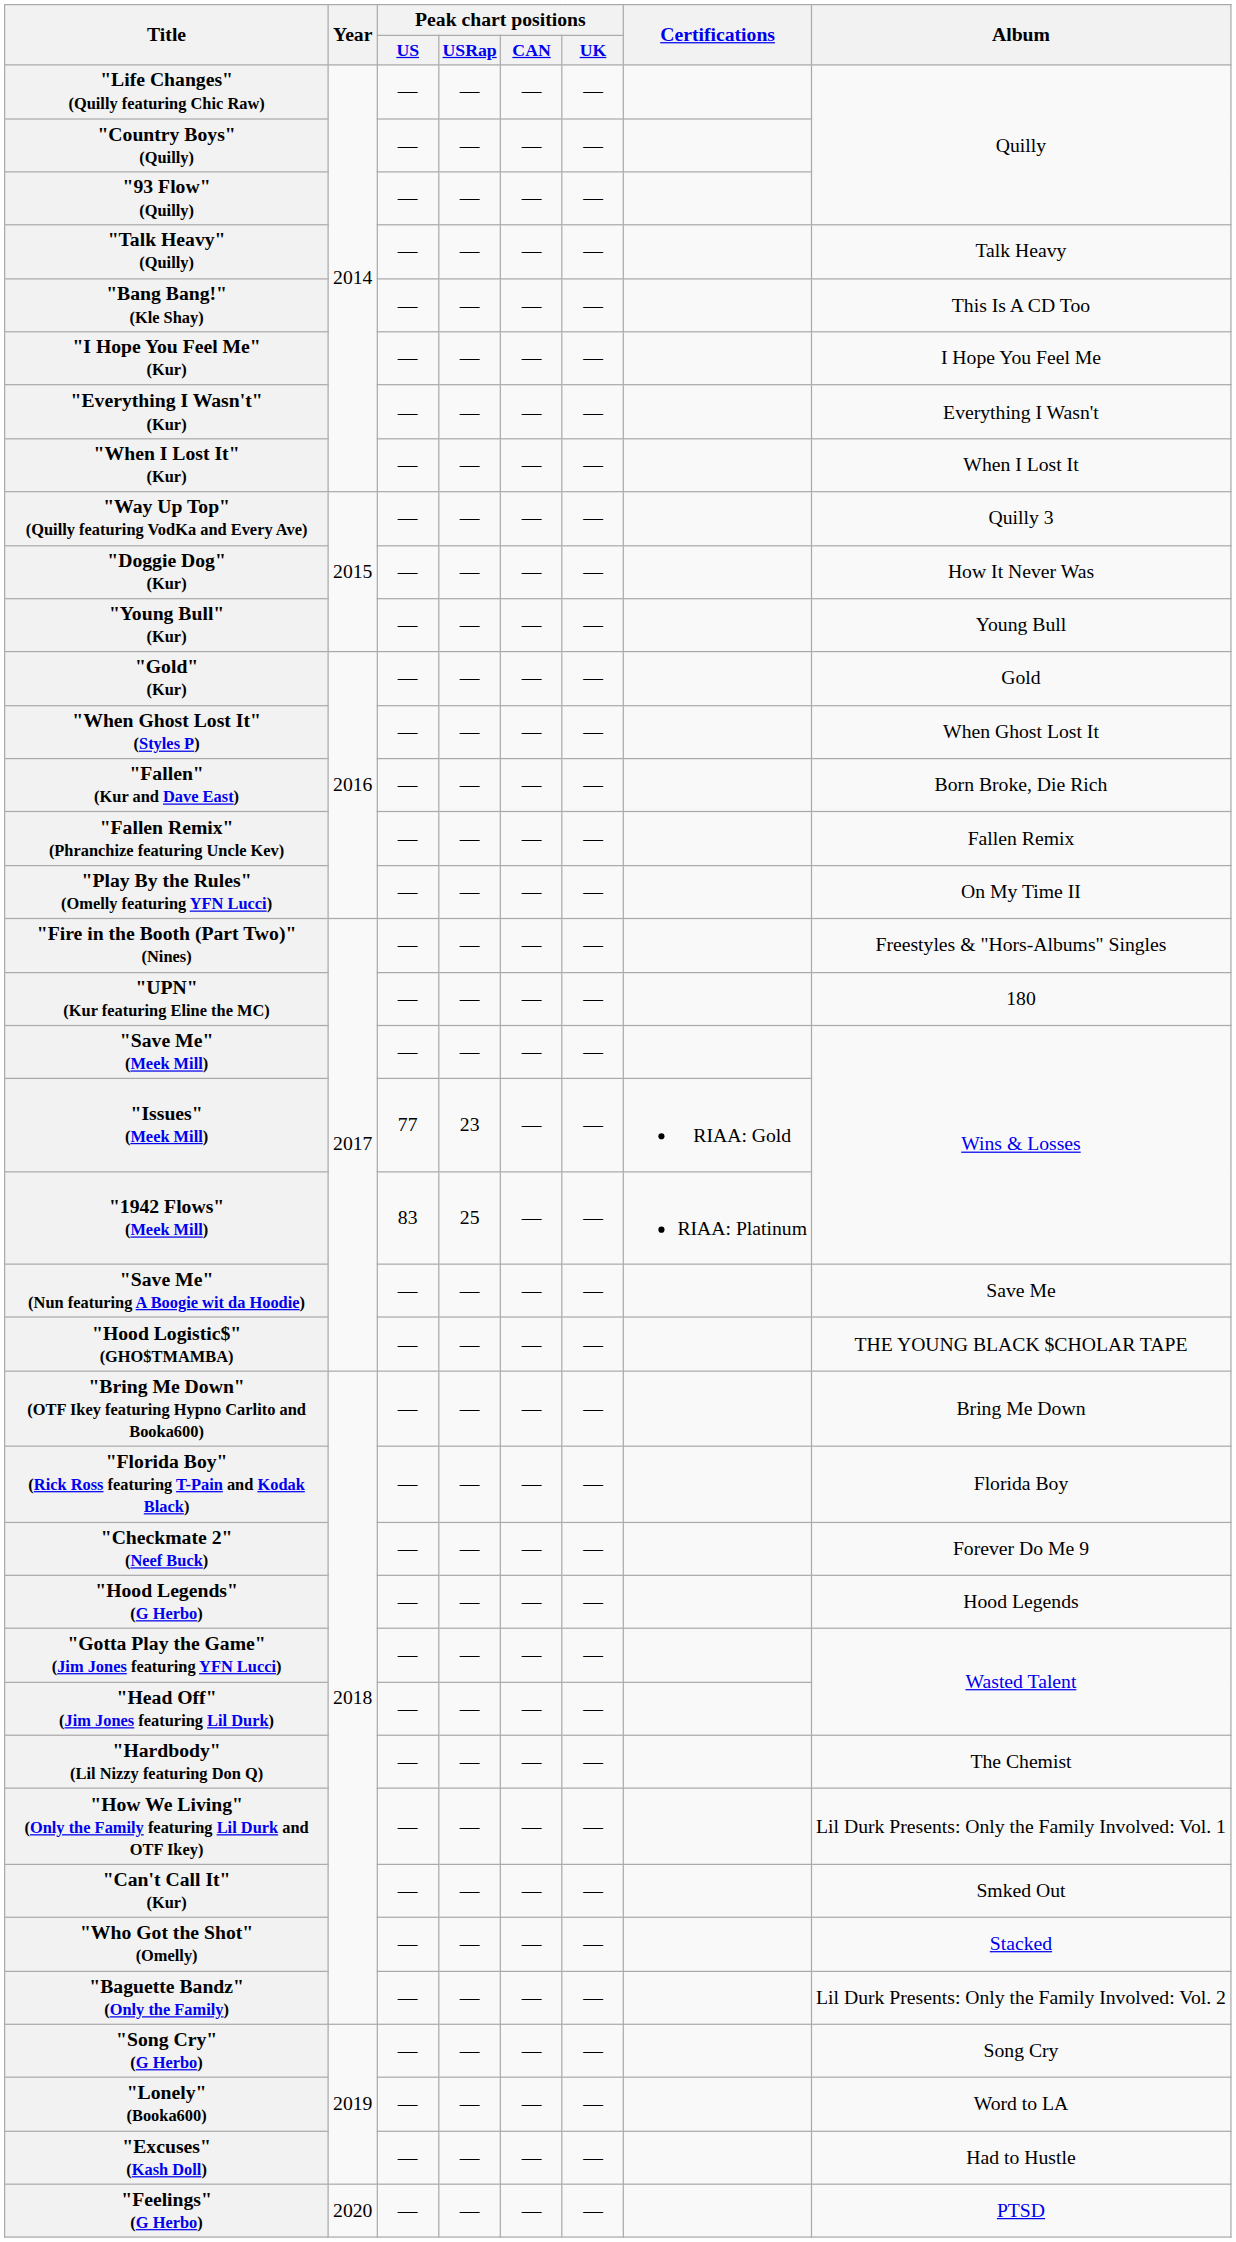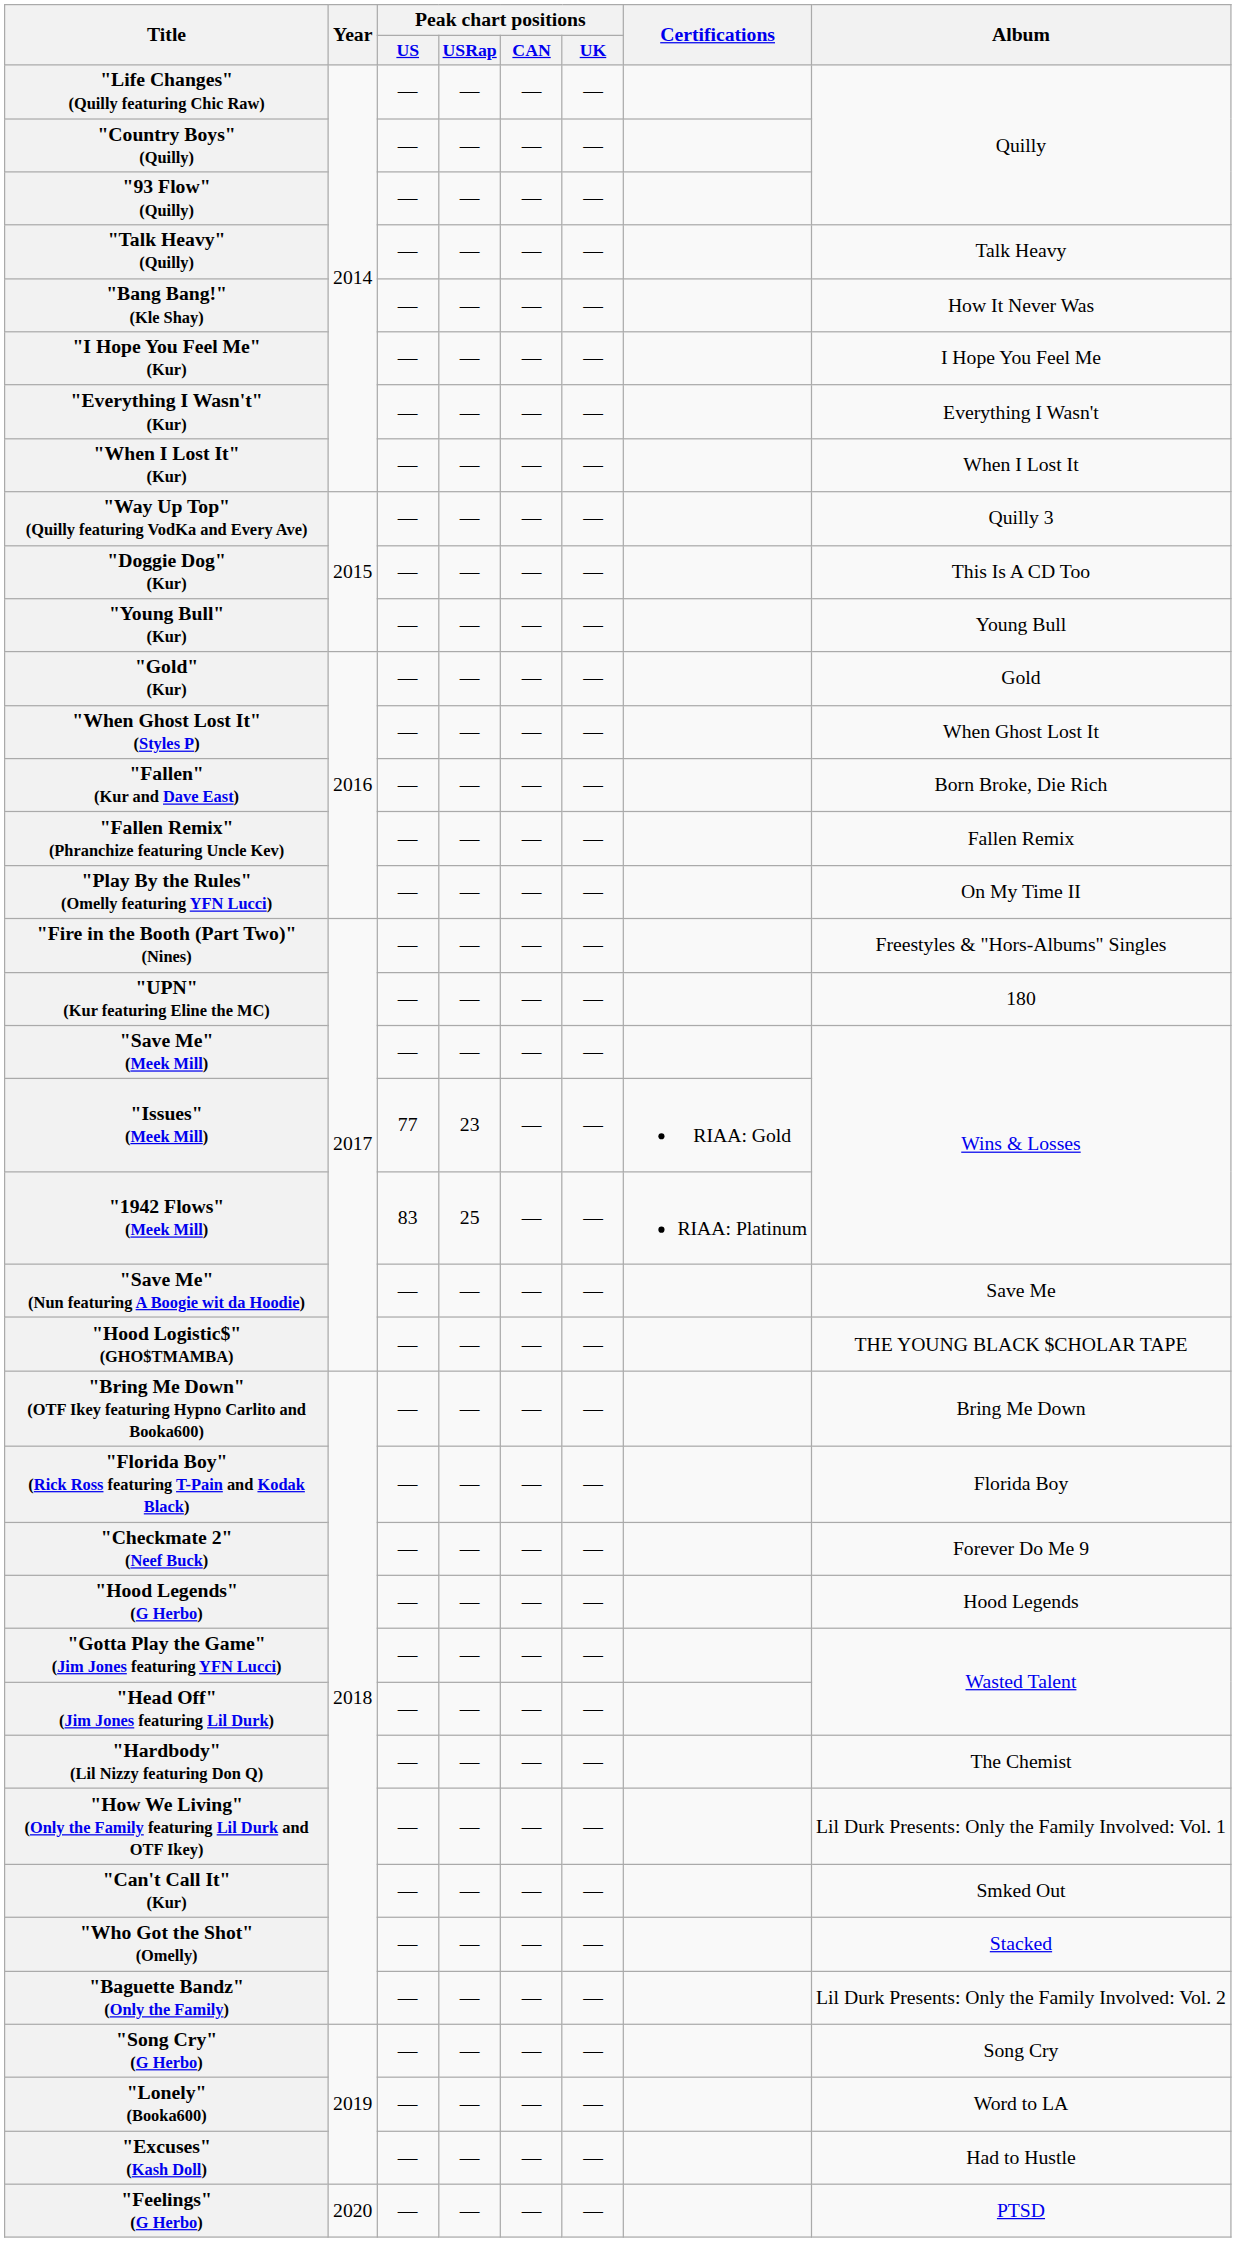(1021, 305) This Is A CD Too -> (1021, 305) How It Never Was
(1021, 571) How It Never Was -> (1021, 571) This Is A CD Too
